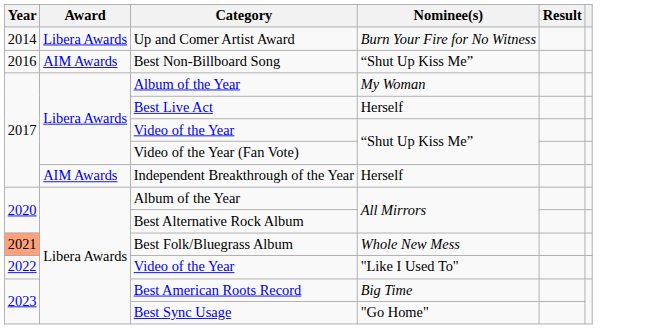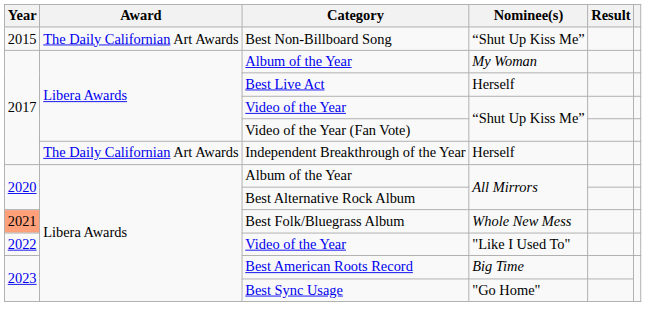- row: (214, 38)
(22, 61) 2016 -> (22, 38) 2015
(80, 61) AIM Awards -> (141, 38) The Daily Californian Art Awards
(80, 175) AIM Awards -> (141, 152) The Daily Californian Art Awards
